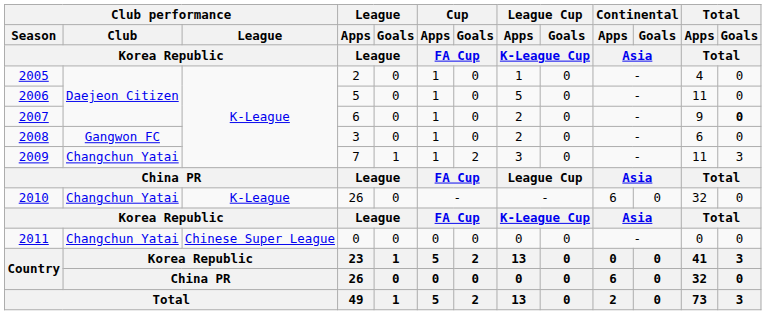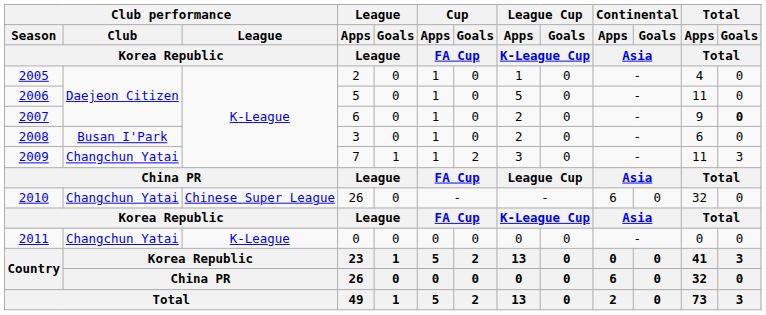(122, 137) Gangwon FC -> (122, 137) Busan I'Park
(260, 198) K-League -> (260, 198) Chinese Super League
(260, 238) Chinese Super League -> (260, 238) K-League
